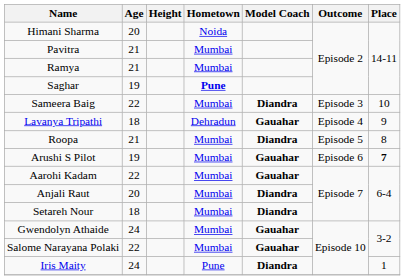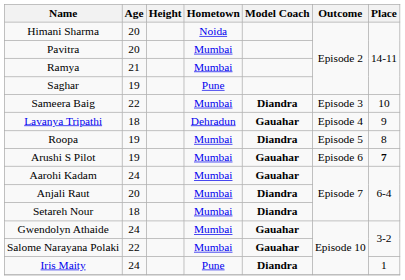(134, 49) 21 -> (134, 49) 20
(213, 85) bold -> (213, 85) normal
(134, 139) 21 -> (134, 139) 19
(134, 175) 22 -> (134, 175) 24
